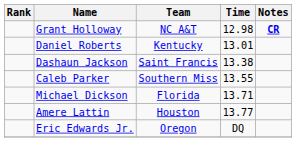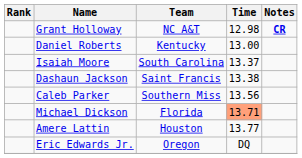(238, 46) 13.01 -> (244, 46) 13.00
+ row: (73, 62)
(238, 79) 13.55 -> (244, 95) 13.56
(238, 95) no background -> (244, 112) lightsalmon background
